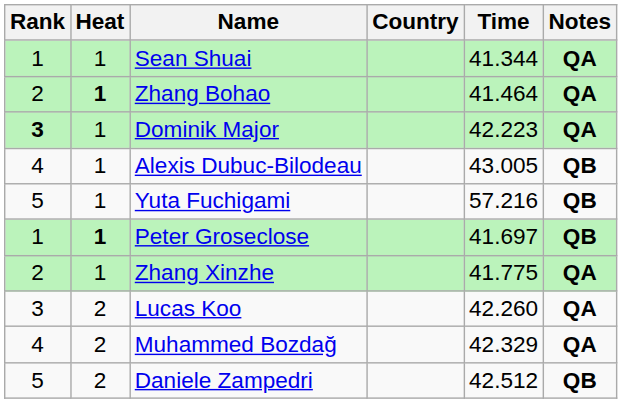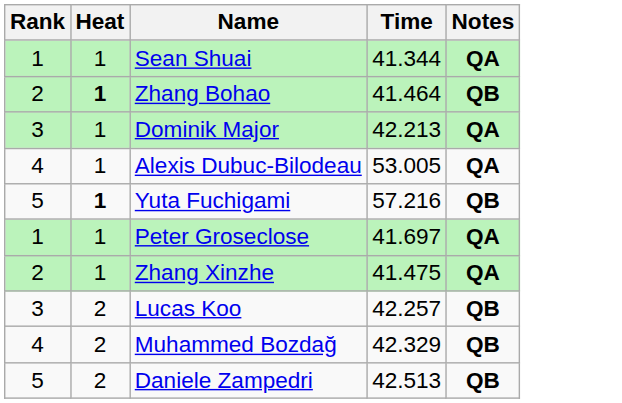- column: (415, 22)
(580, 93) QA -> (483, 93) QB
(37, 129) bold -> (37, 129) normal
(504, 129) 42.223 -> (407, 129) 42.213
(504, 165) 43.005 -> (407, 165) 53.005
(580, 165) QB -> (483, 165) QA
(100, 201) normal -> (100, 201) bold
(100, 237) bold -> (100, 237) normal
(580, 237) QB -> (483, 237) QA
(504, 272) 41.775 -> (407, 272) 41.475
(504, 308) 42.260 -> (407, 308) 42.257
(580, 308) QA -> (483, 308) QB
(580, 344) QA -> (483, 344) QB
(504, 380) 42.512 -> (407, 380) 42.513
